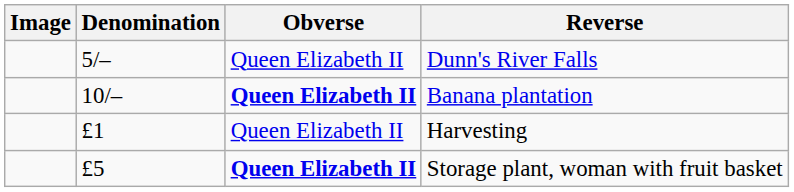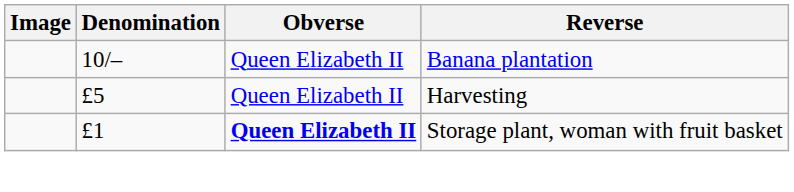- row: (512, 58)
(323, 95) bold -> (317, 58) normal
(93, 131) £1 -> (93, 95) £5
(93, 167) £5 -> (93, 131) £1
